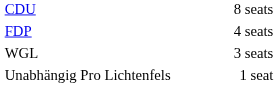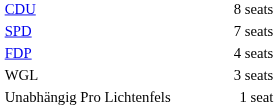+ row: (18, 31)
